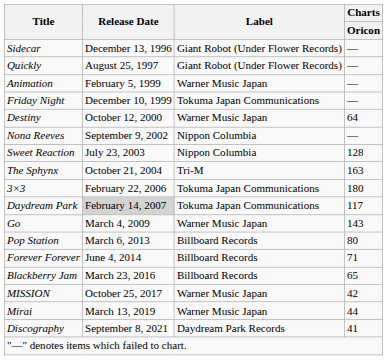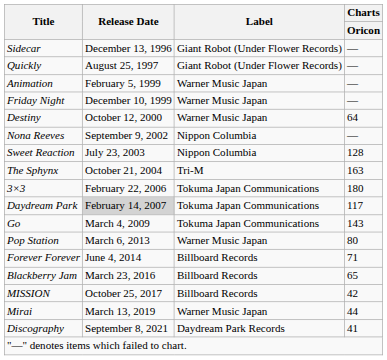(248, 100) Tokuma Japan Communications -> (222, 100) Warner Music Japan
(222, 223) Warner Music Japan -> (248, 223) Tokuma Japan Communications
(217, 240) Billboard Records -> (222, 240) Warner Music Japan
(222, 293) Warner Music Japan -> (217, 293) Billboard Records
